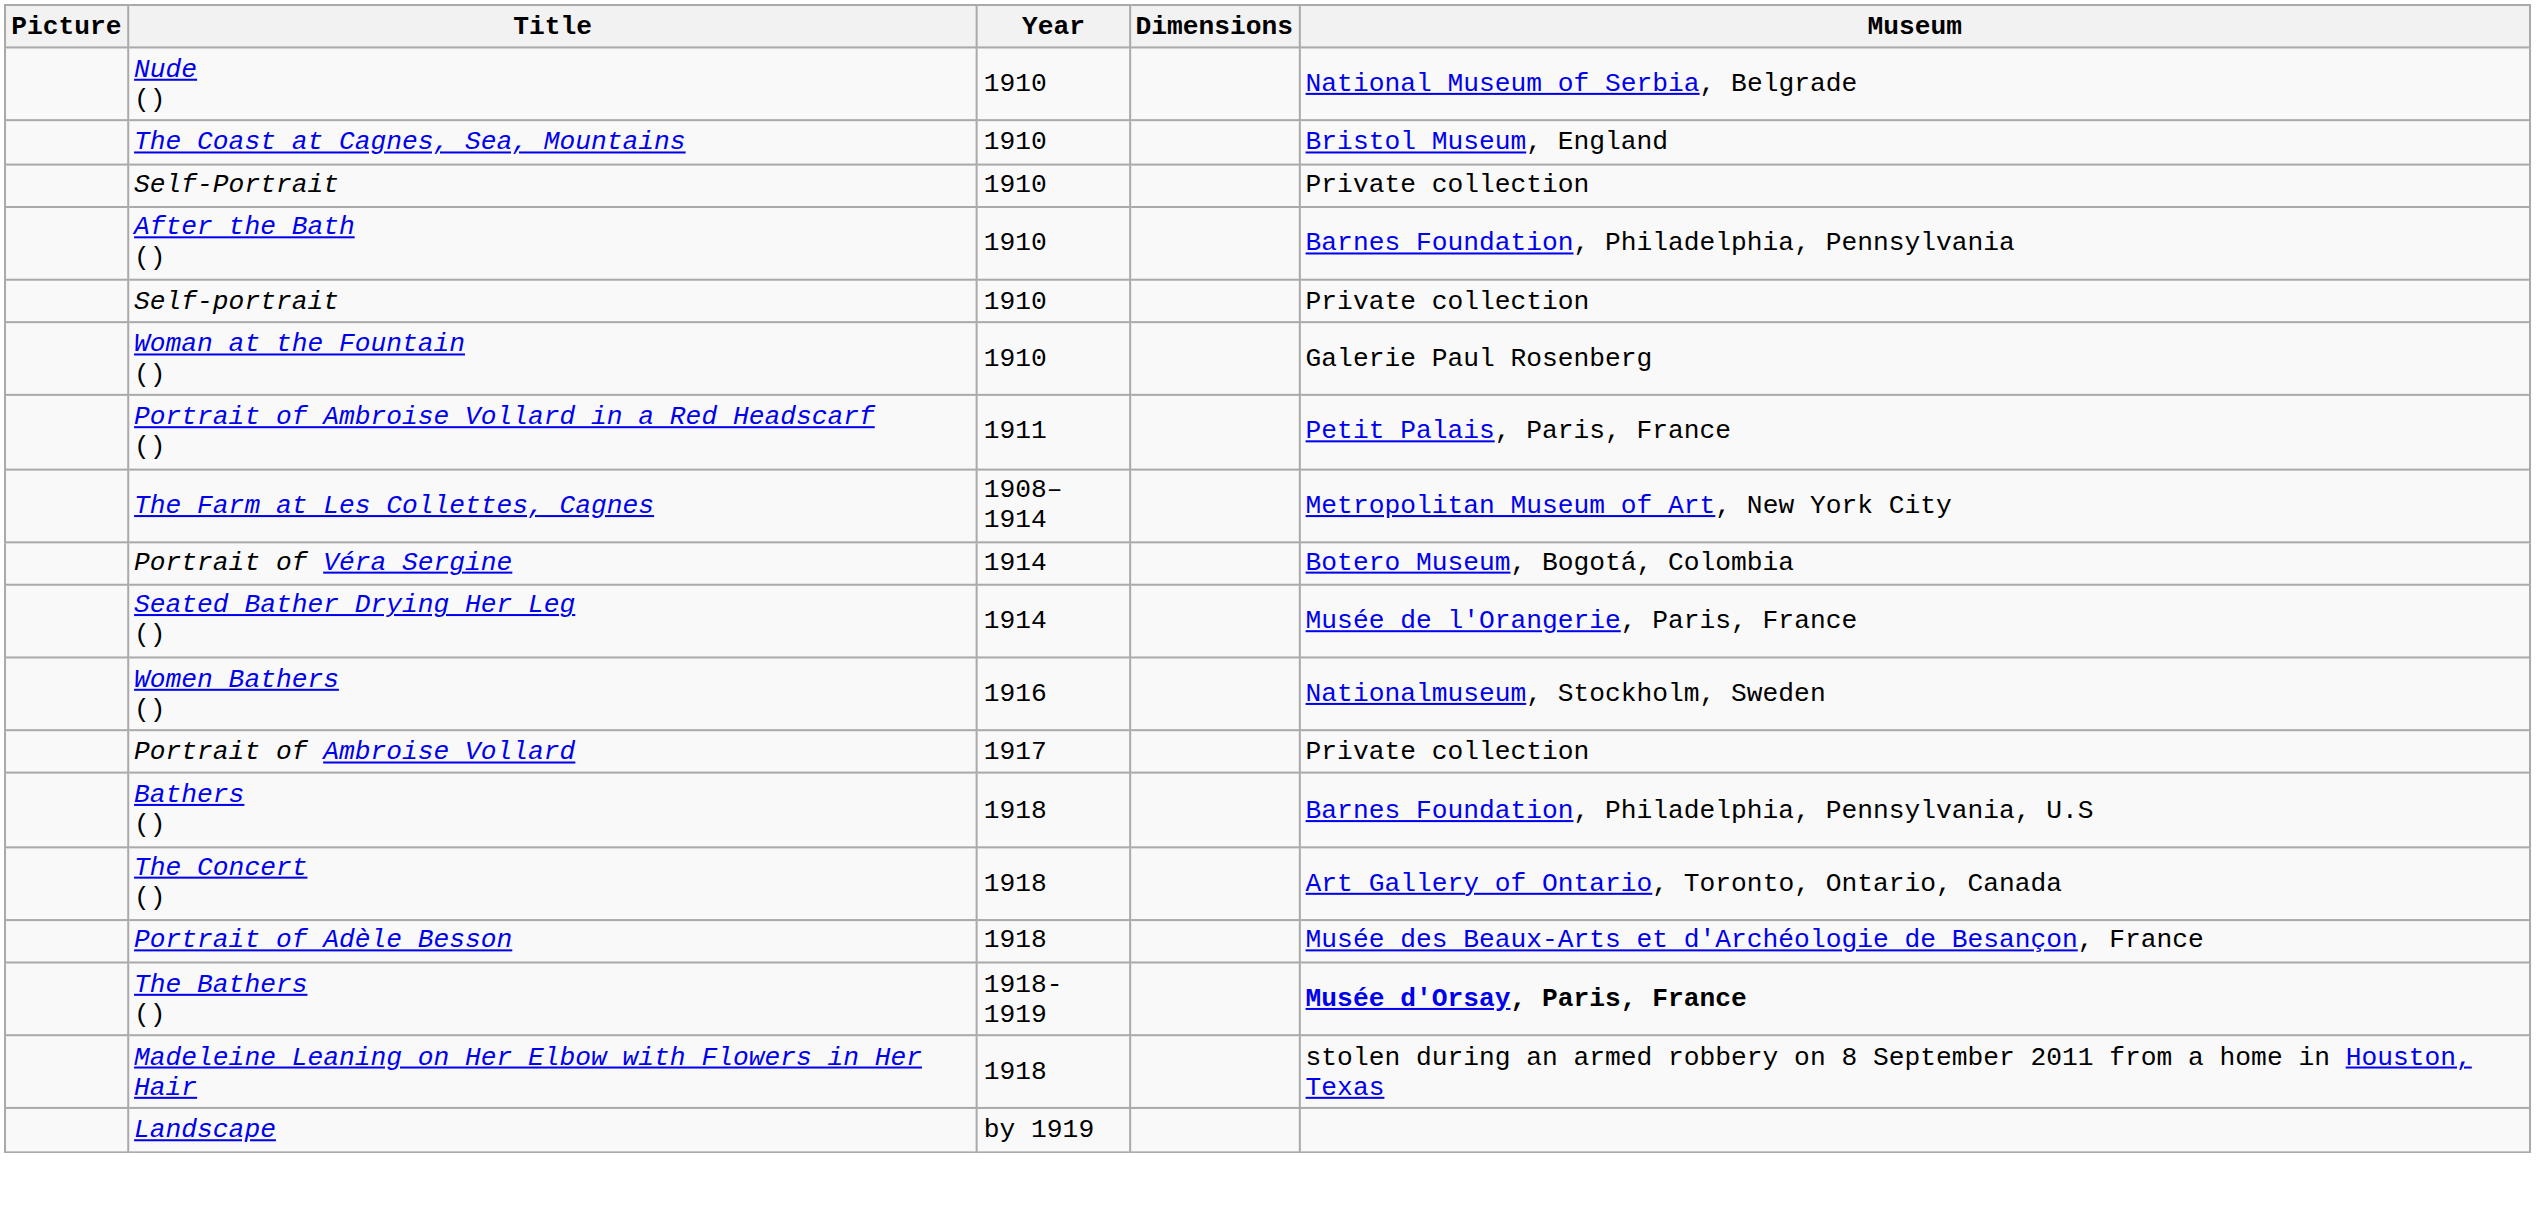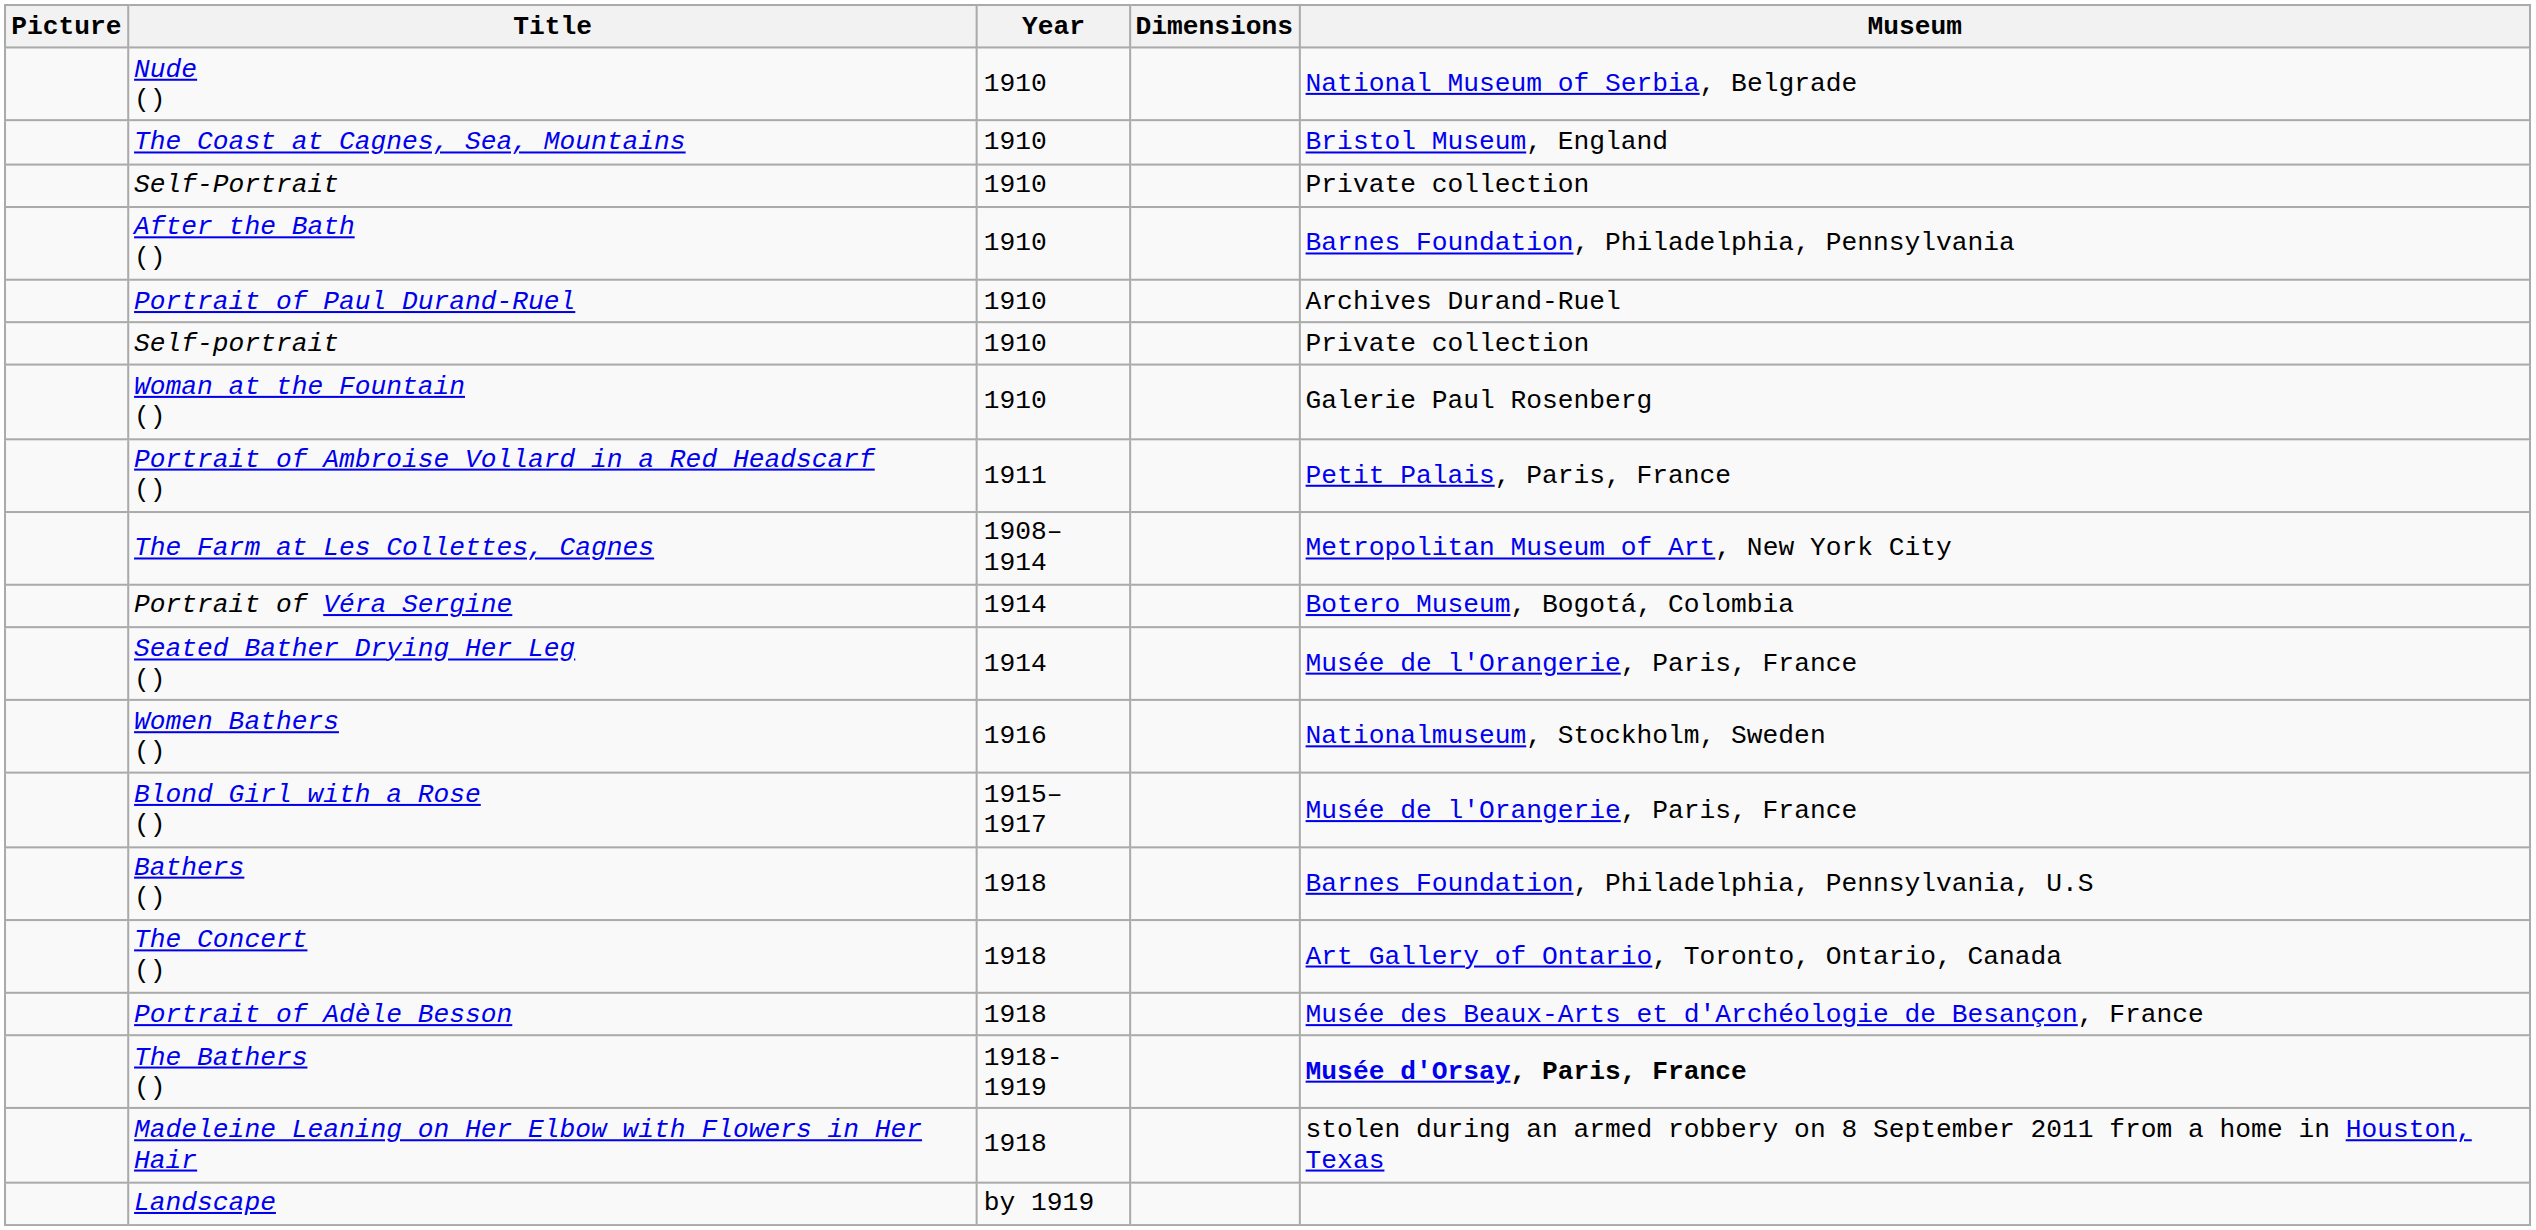+ row: (355, 301)
+ row: (307, 810)
- row: (355, 752)
